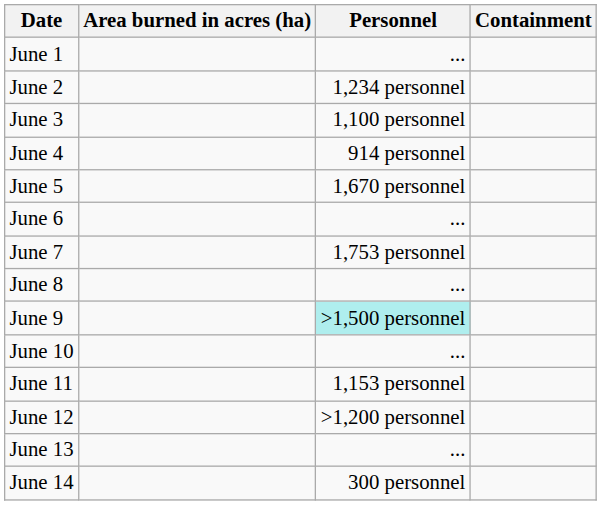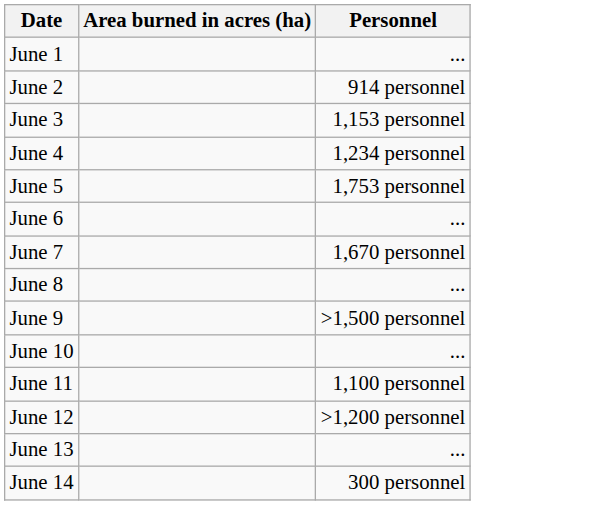- column: (533, 20)
(399, 86) 1,234 personnel -> (407, 86) 914 personnel
(399, 119) 1,100 personnel -> (399, 119) 1,153 personnel
(407, 152) 914 personnel -> (399, 152) 1,234 personnel
(399, 185) 1,670 personnel -> (399, 185) 1,753 personnel
(399, 251) 1,753 personnel -> (399, 251) 1,670 personnel
(393, 317) paleturquoise background -> (393, 317) no background
(399, 383) 1,153 personnel -> (399, 383) 1,100 personnel
